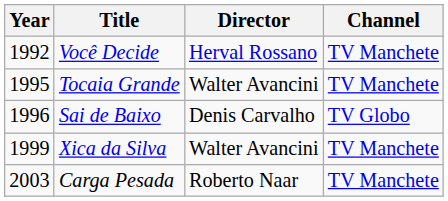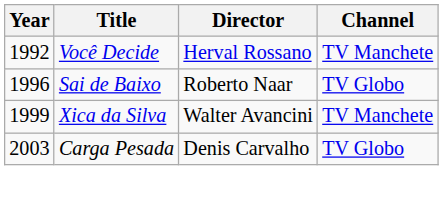- row: (119, 84)
(252, 116) Denis Carvalho -> (238, 84) Roberto Naar
(244, 180) Roberto Naar -> (246, 148) Denis Carvalho
(383, 180) TV Manchete -> (363, 148) TV Globo
